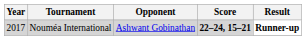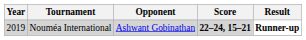(16, 28) 2017 -> (16, 28) 2019
